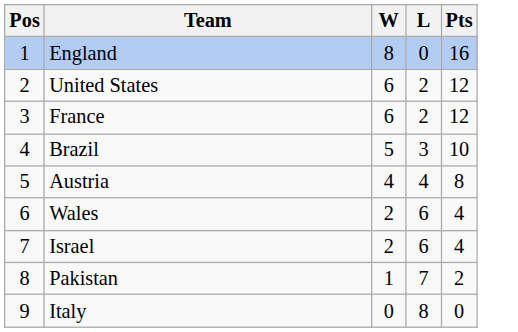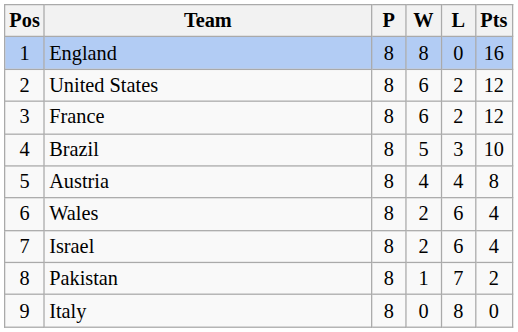+ column: (389, 20)
